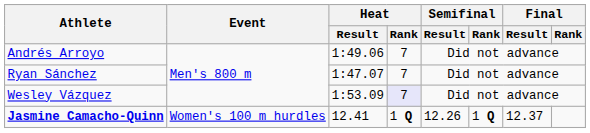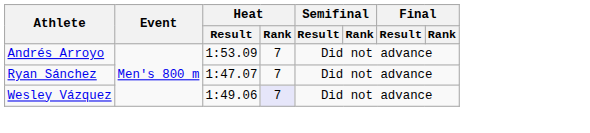(358, 54) 1:49.06 -> (231, 54) 1:53.09
(358, 96) 1:53.09 -> (231, 96) 1:49.06
- row: (86, 116)
